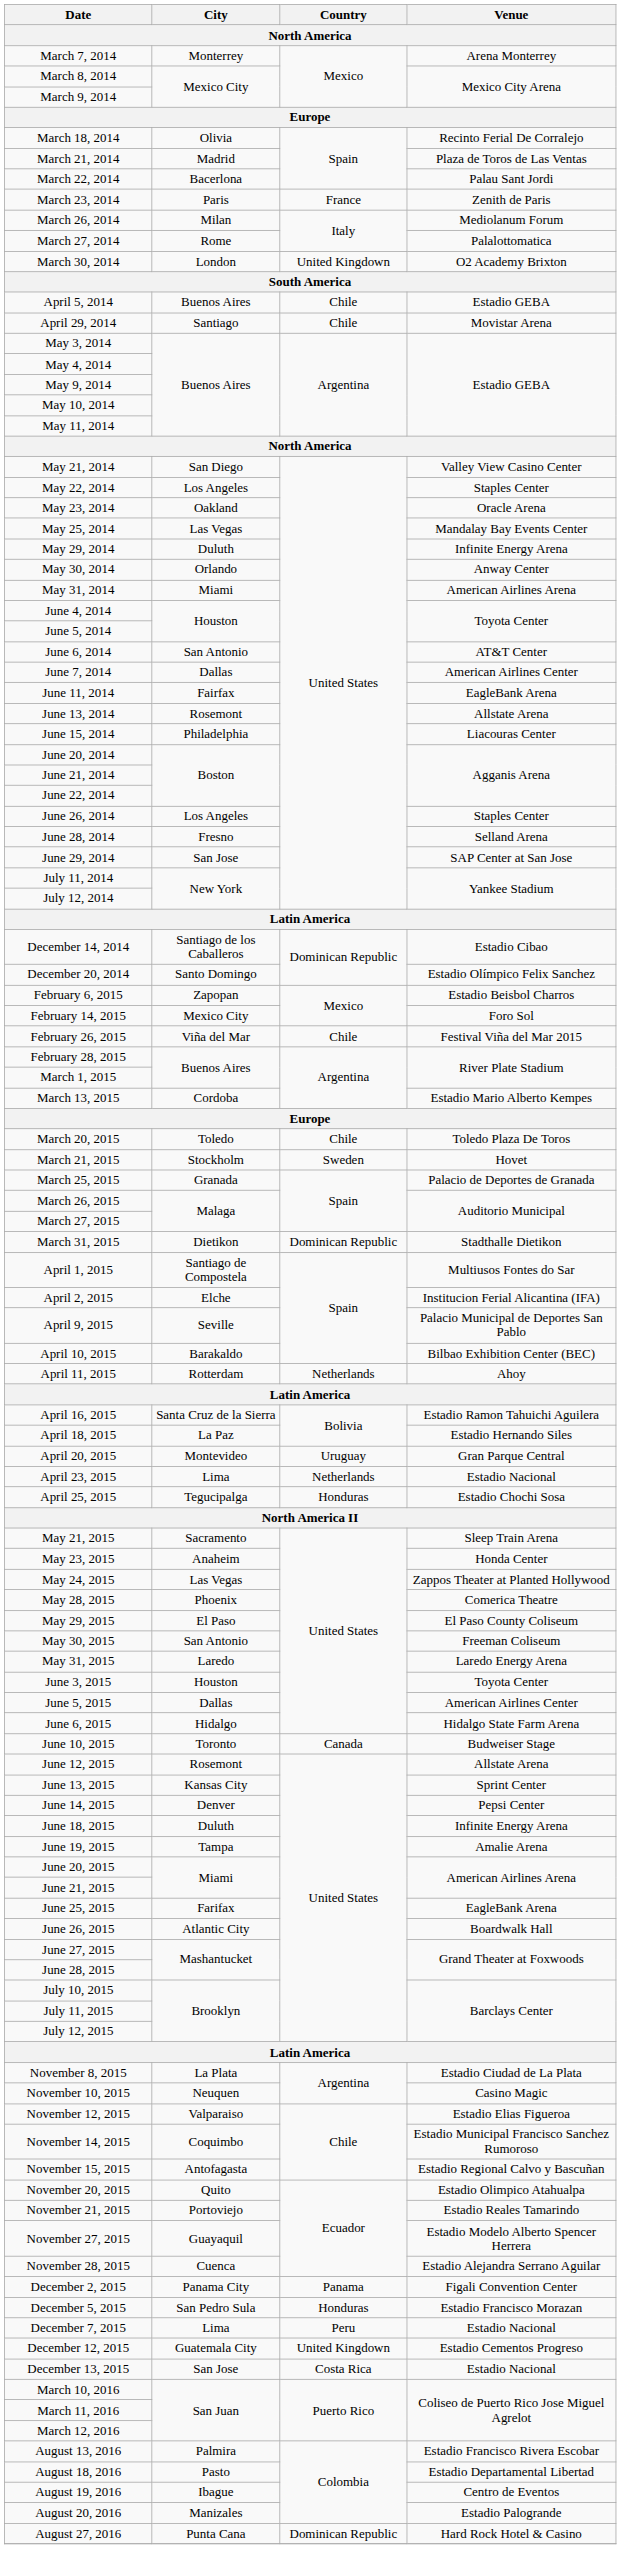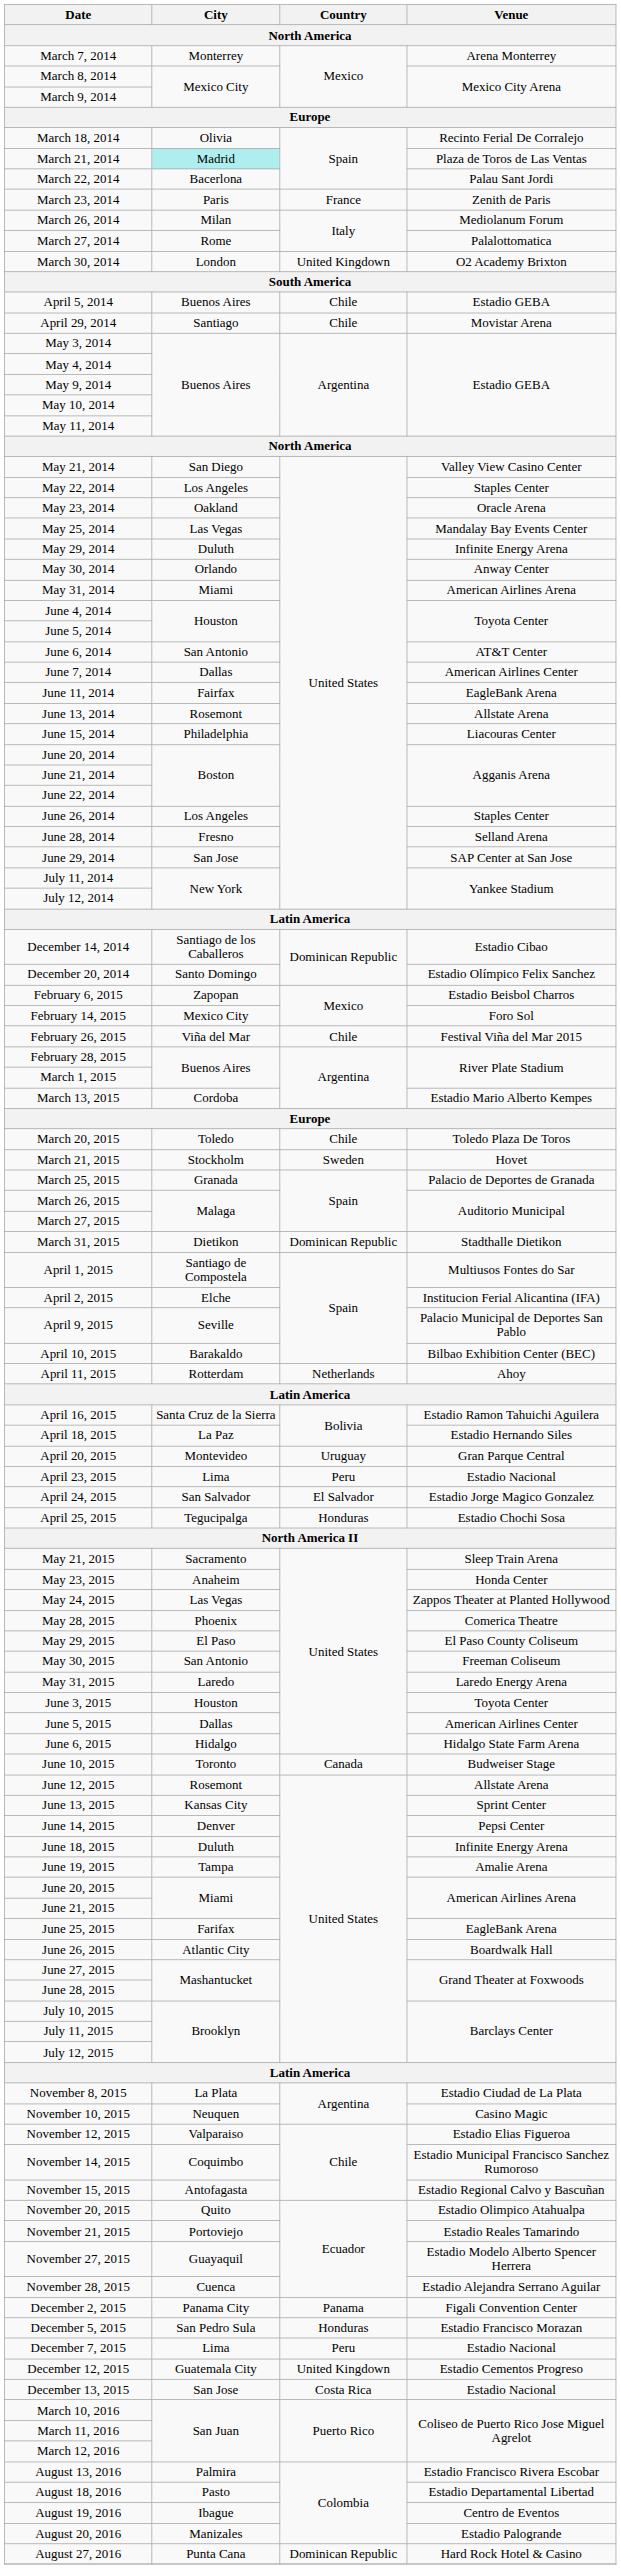(216, 158) no background -> (216, 158) paleturquoise background
(343, 1476) Netherlands -> (343, 1476) Peru
+ row: (78, 1497)
